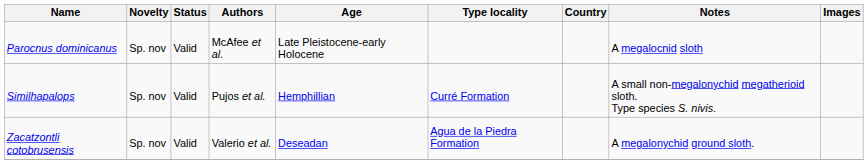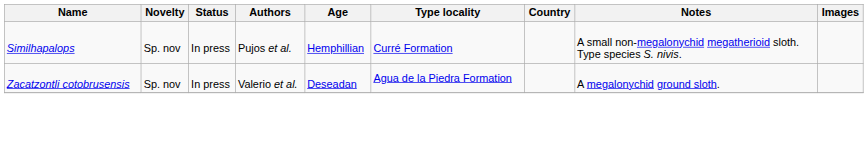- row: (62, 48)
(185, 96) Valid -> (210, 48) In press
(185, 144) Valid -> (210, 84) In press
